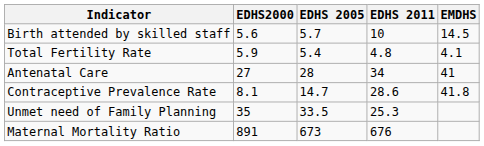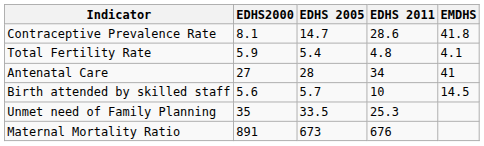rows swapped: (112, 92) <-> (119, 34)
